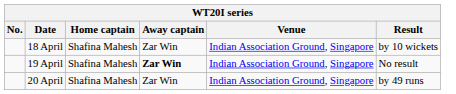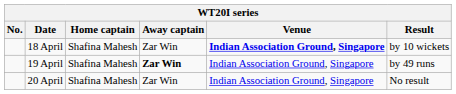(291, 47) normal -> (297, 47) bold
(398, 64) No result -> (412, 64) by 49 runs
(401, 81) by 49 runs -> (409, 81) No result
